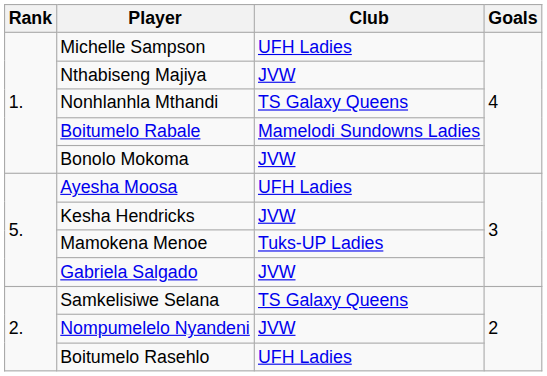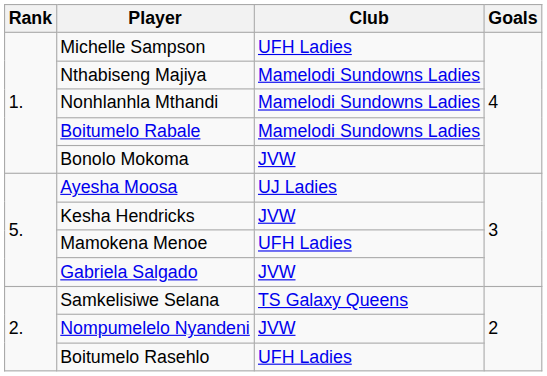(277, 74) JVW -> (369, 74) Mamelodi Sundowns Ladies
(333, 103) TS Galaxy Queens -> (369, 103) Mamelodi Sundowns Ladies
(305, 187) UFH Ladies -> (297, 187) UJ Ladies
(321, 243) Tuks-UP Ladies -> (305, 243) UFH Ladies
